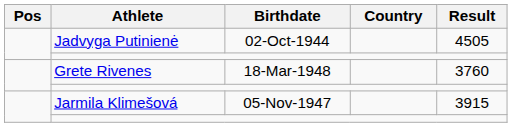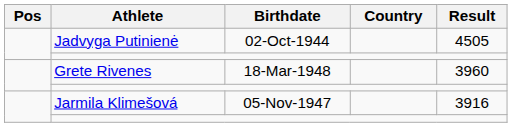(472, 71) 3760 -> (472, 71) 3960
(472, 102) 3915 -> (472, 102) 3916
